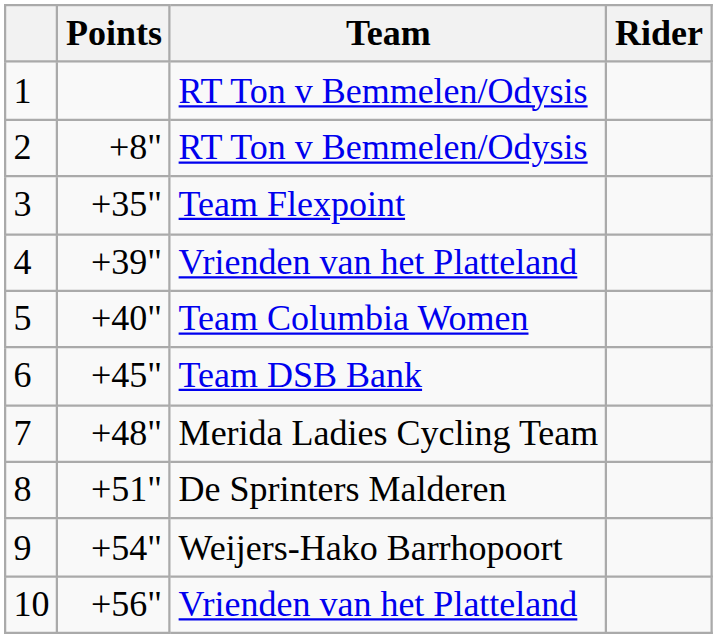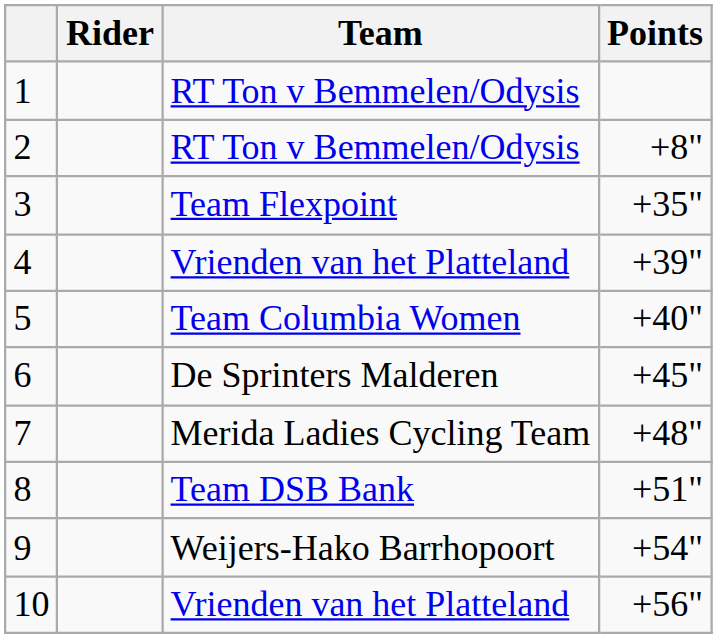columns swapped: (659, 33) <-> (114, 33)
(300, 375) Team DSB Bank -> (335, 375) De Sprinters Malderen
(343, 489) De Sprinters Malderen -> (292, 489) Team DSB Bank
